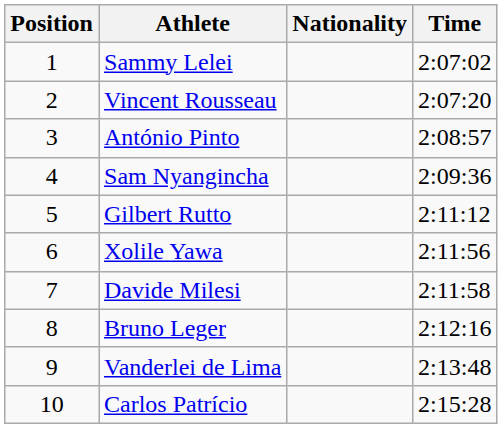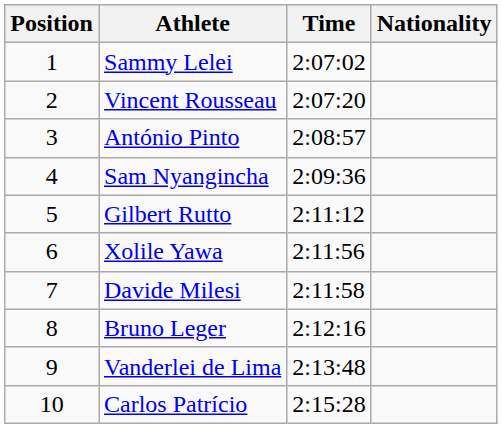columns swapped: (350, 23) <-> (455, 23)
